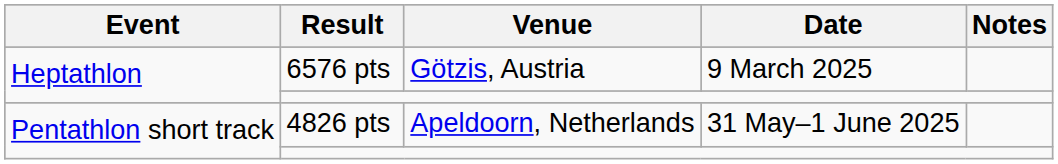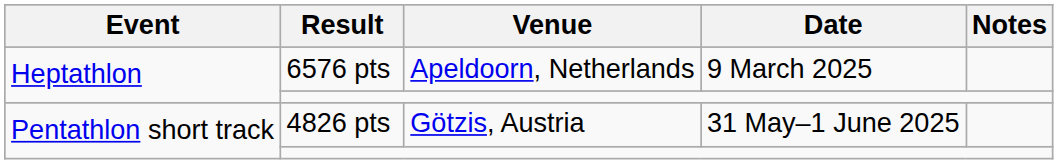(497, 68) Götzis, Austria -> (552, 68) Apeldoorn, Netherlands
(552, 124) Apeldoorn, Netherlands -> (497, 124) Götzis, Austria
